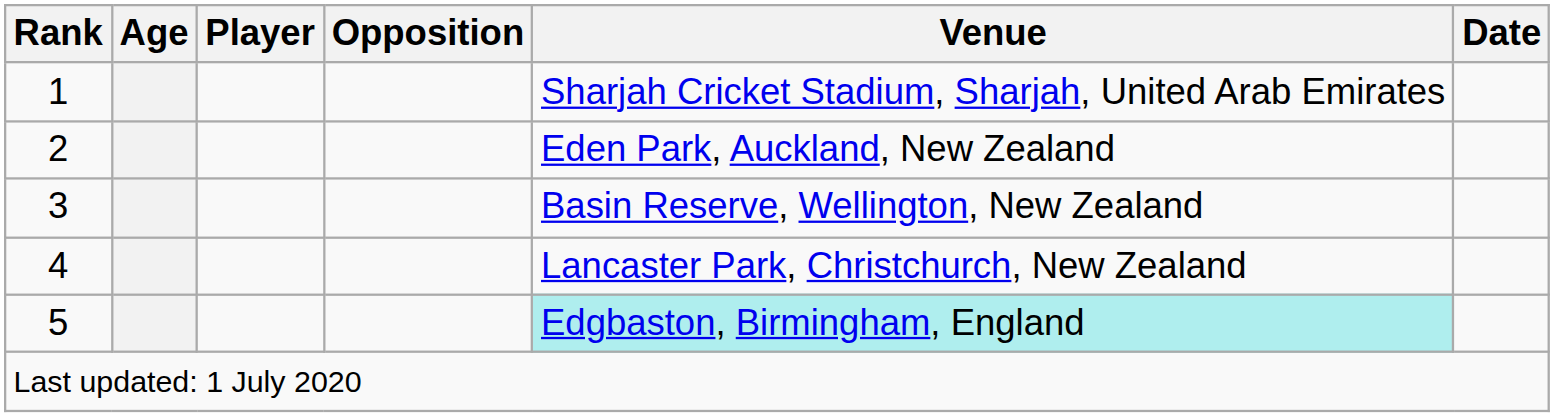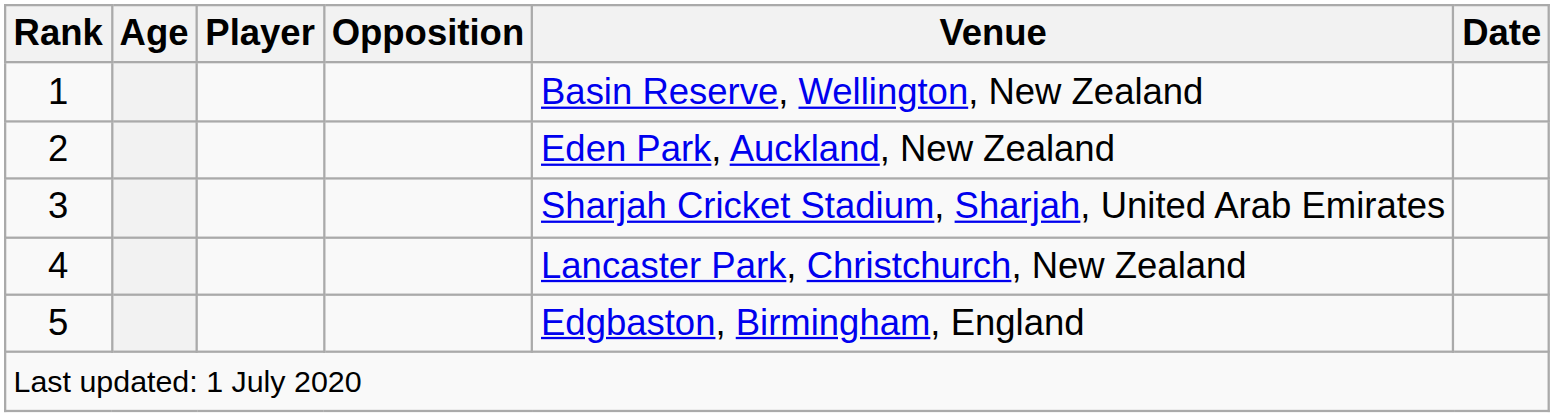(993, 91) Sharjah Cricket Stadium, Sharjah, United Arab Emirates -> (872, 91) Basin Reserve, Wellington, New Zealand
(872, 206) Basin Reserve, Wellington, New Zealand -> (993, 206) Sharjah Cricket Stadium, Sharjah, United Arab Emirates
(813, 322) paleturquoise background -> (813, 322) no background
